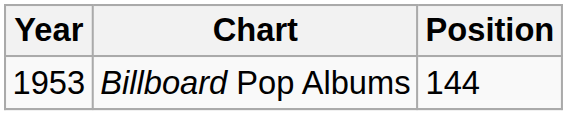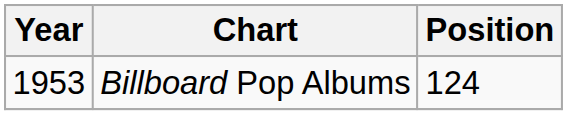(453, 82) 144 -> (453, 82) 124
